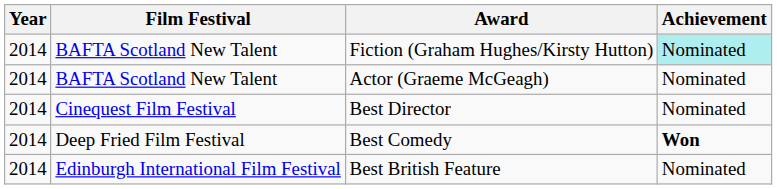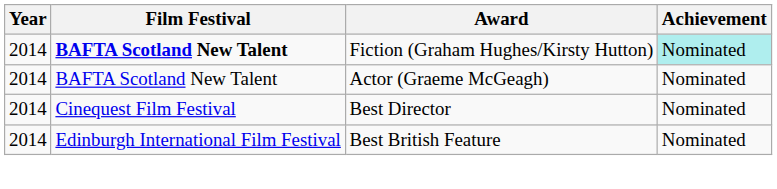(166, 49) normal -> (171, 49) bold
- row: (401, 139)
